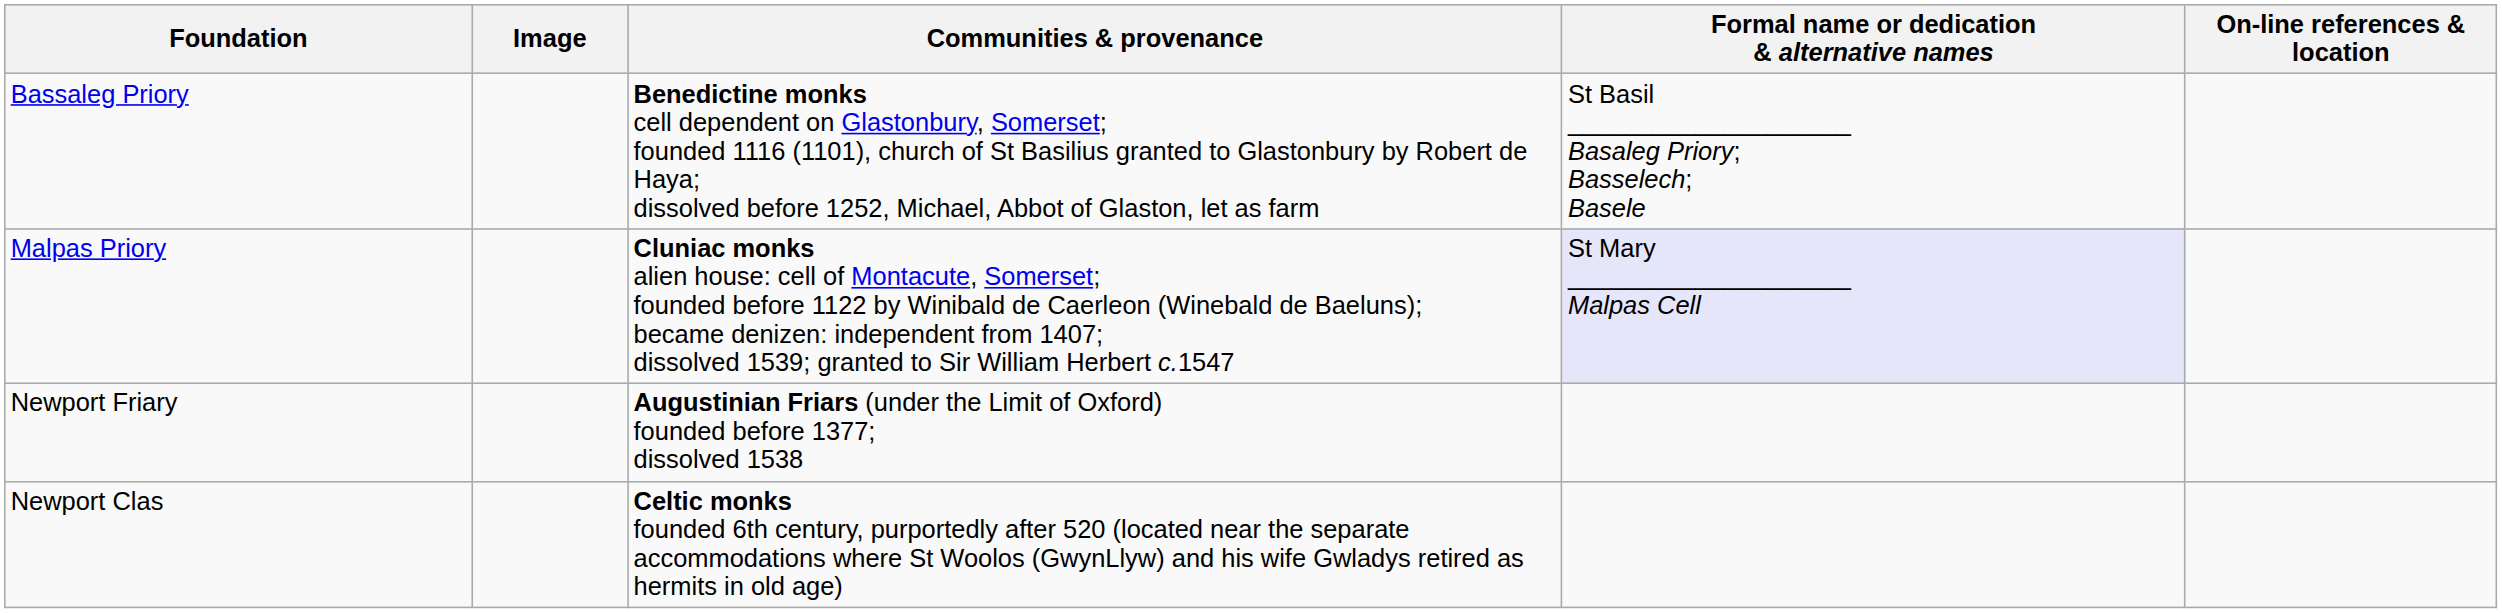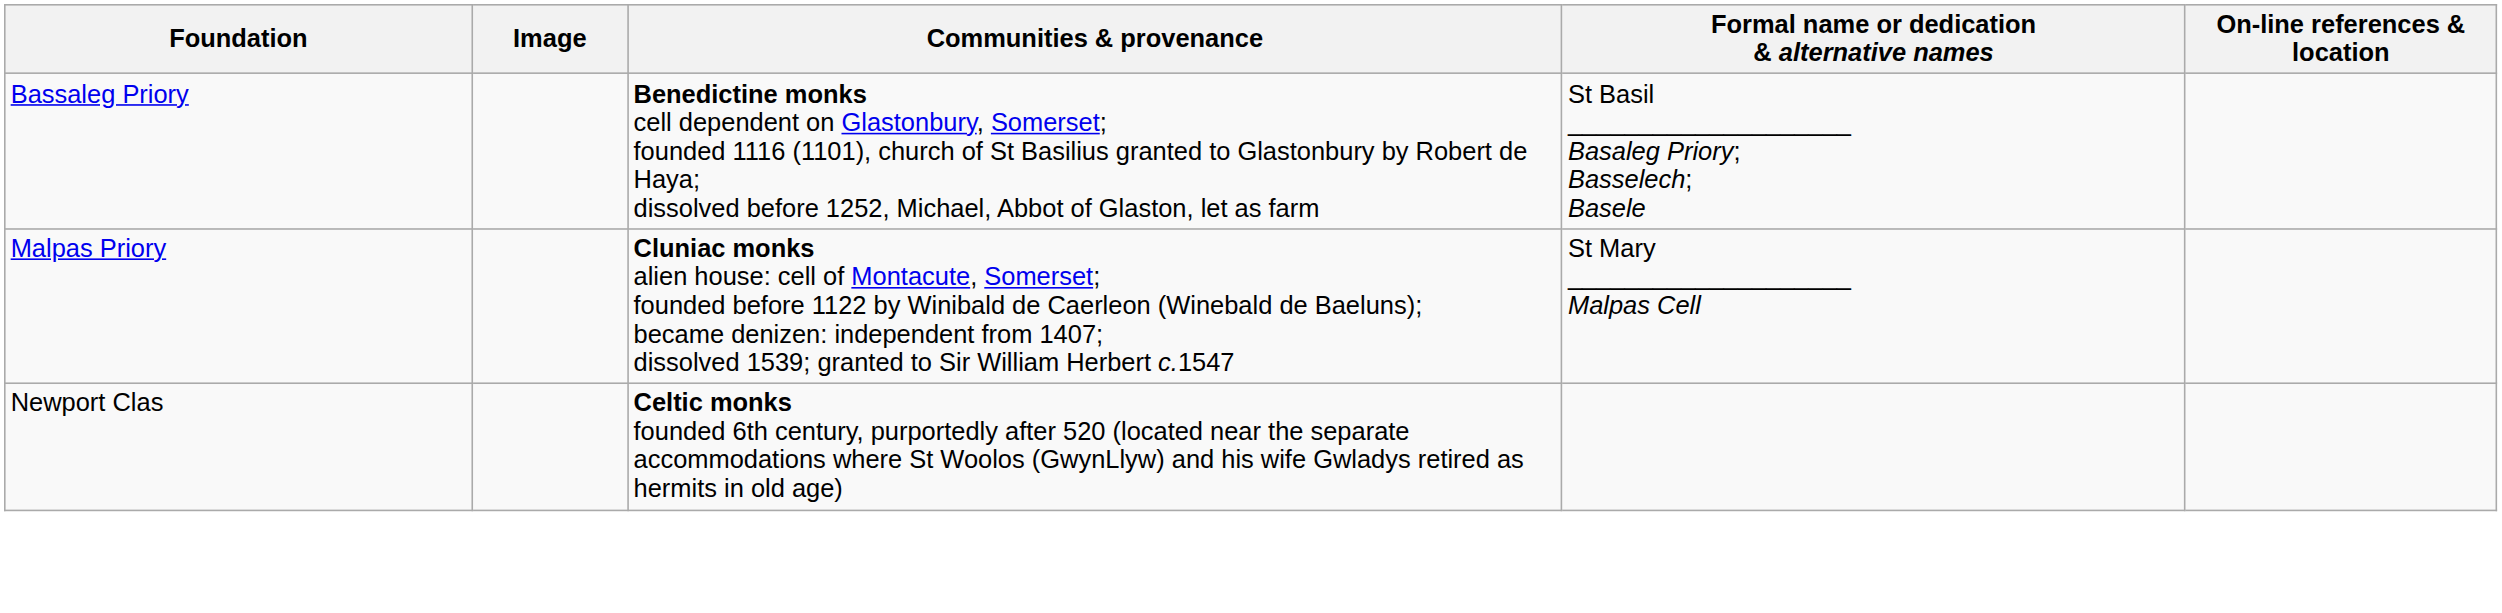(1709, 277) lavender background -> (1709, 277) no background
- row: (94, 403)
